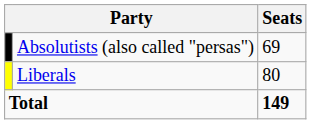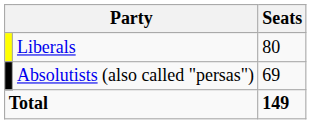rows swapped: (46, 75) <-> (135, 47)
